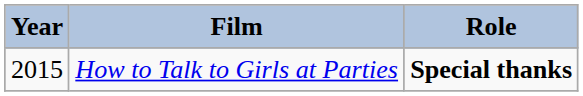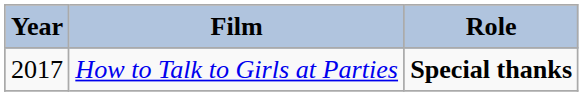(37, 69) 2015 -> (37, 69) 2017
